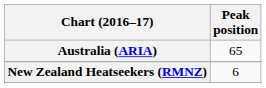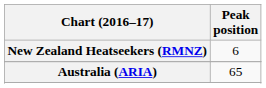rows swapped: (107, 51) <-> (107, 72)
